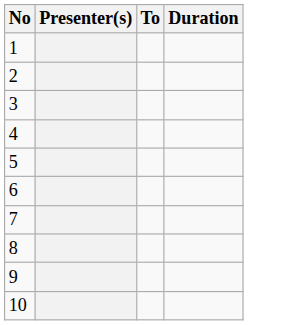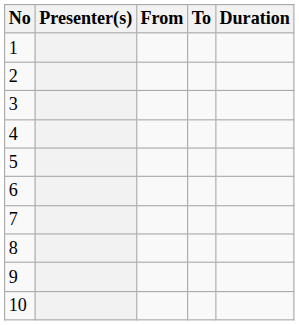+ column: (162, 18)
